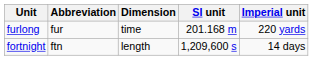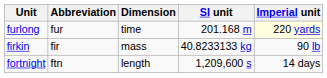(282, 30) no background -> (297, 30) lightyellow background
+ row: (18, 47)
